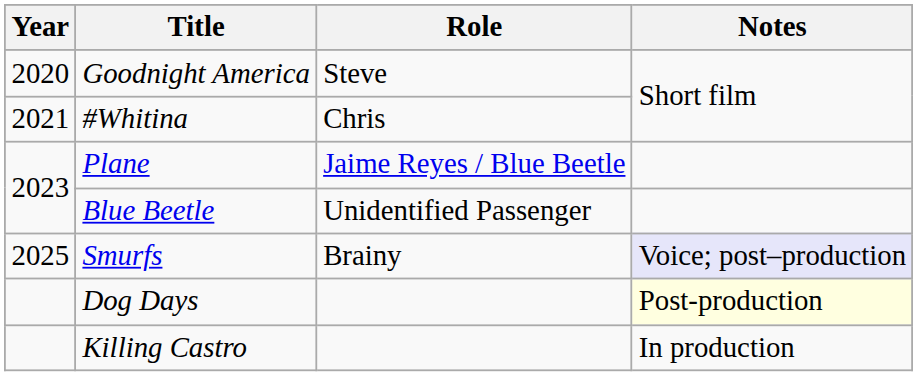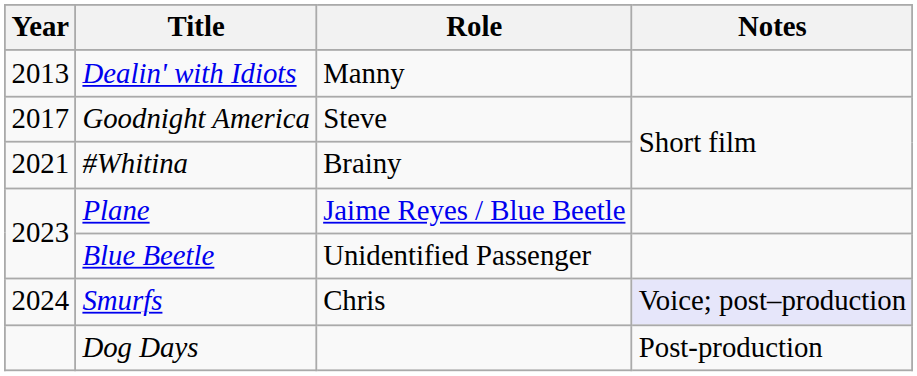+ row: (189, 73)
(40, 73) 2020 -> (40, 118) 2017
(354, 118) Chris -> (362, 164) Brainy
(40, 255) 2025 -> (40, 301) 2024
(362, 255) Brainy -> (354, 301) Chris
(731, 301) lightyellow background -> (731, 347) no background
- row: (165, 347)
